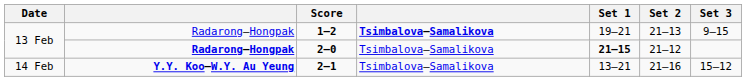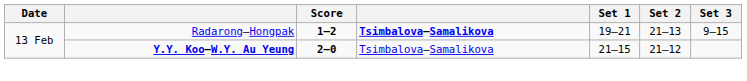(243, 49) Radarong–Hongpak -> (224, 49) Y.Y. Koo–W.Y. Au Yeung
(615, 49) bold -> (615, 49) normal
- row: (327, 67)
